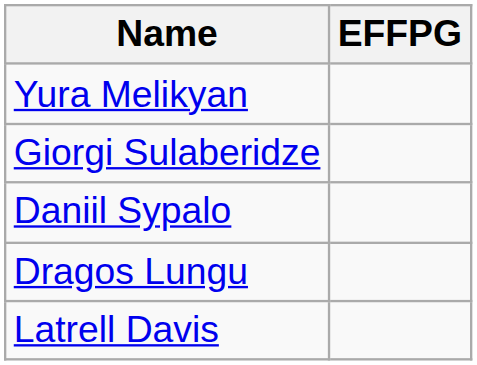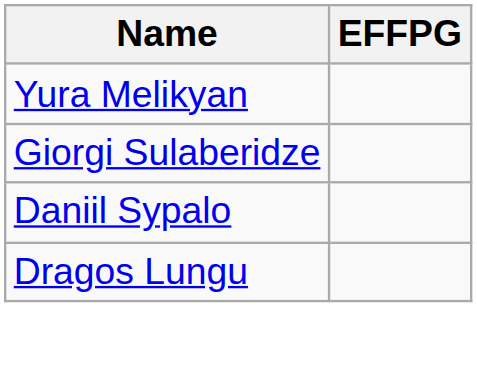- row: (116, 329)
